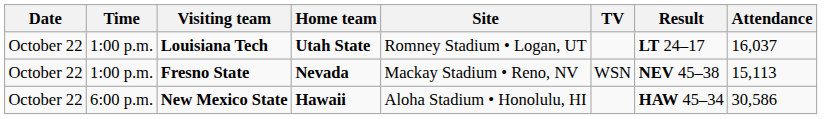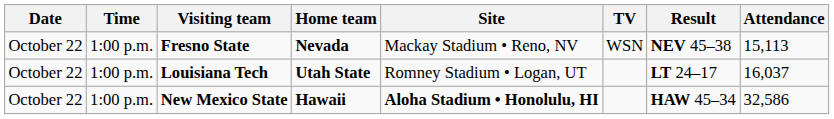rows swapped: (205, 72) <-> (214, 45)
(122, 100) 6:00 p.m. -> (122, 100) 1:00 p.m.
(486, 100) normal -> (492, 100) bold
(754, 100) 30,586 -> (766, 100) 32,586
